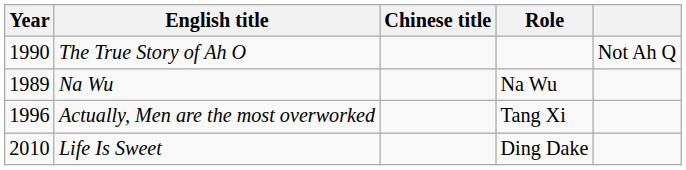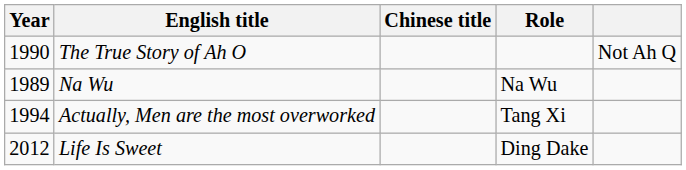(29, 116) 1996 -> (29, 116) 1994
(29, 148) 2010 -> (29, 148) 2012
